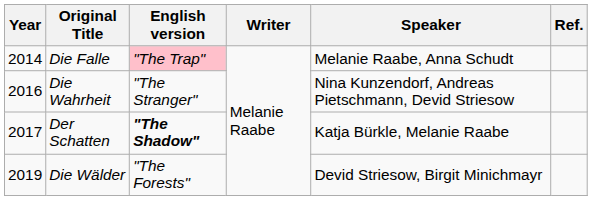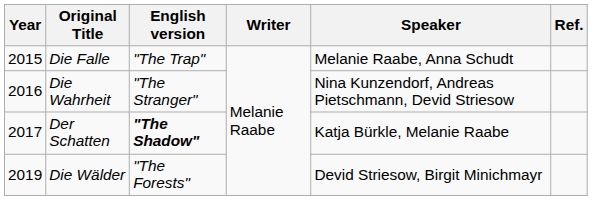(25, 58) 2014 -> (25, 58) 2015
(169, 58) pink background -> (169, 58) no background
